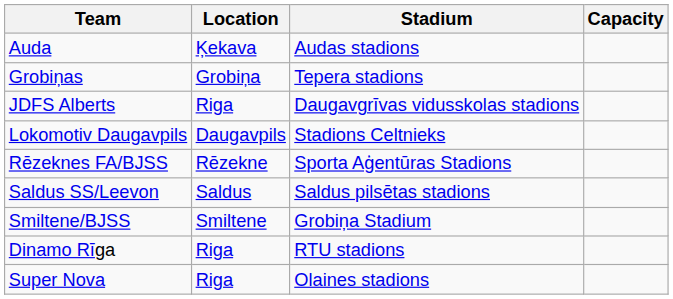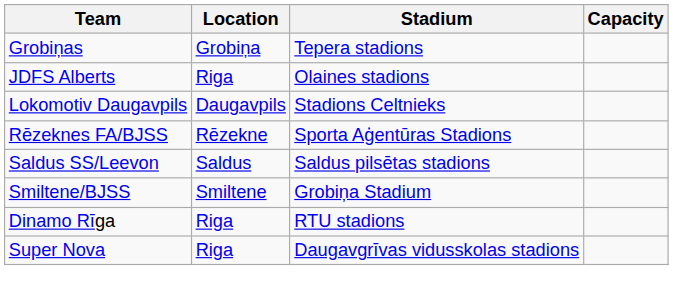- row: (30, 47)
(437, 105) Daugavgrīvas vidusskolas stadions -> (362, 76) Olaines stadions
(362, 279) Olaines stadions -> (437, 250) Daugavgrīvas vidusskolas stadions
